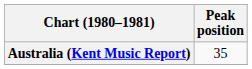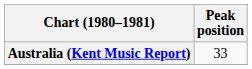(221, 53) 35 -> (221, 53) 33
